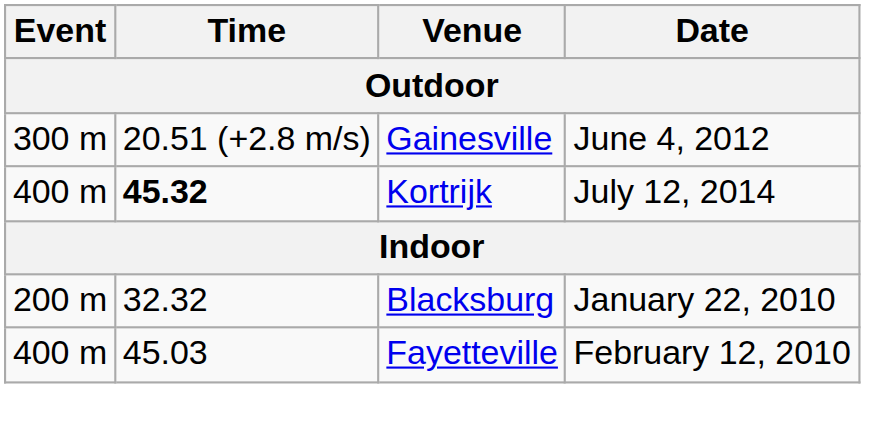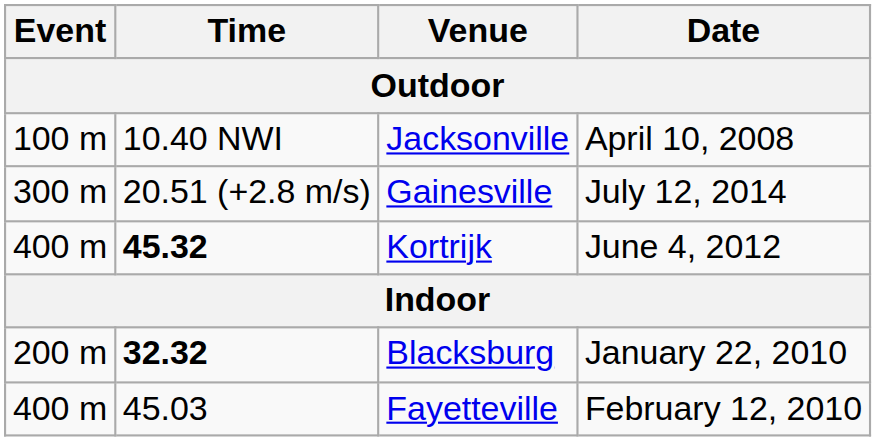+ row: (478, 138)
(672, 138) June 4, 2012 -> (686, 192) July 12, 2014
(674, 192) July 12, 2014 -> (683, 246) June 4, 2012
(165, 300) normal -> (165, 354) bold
